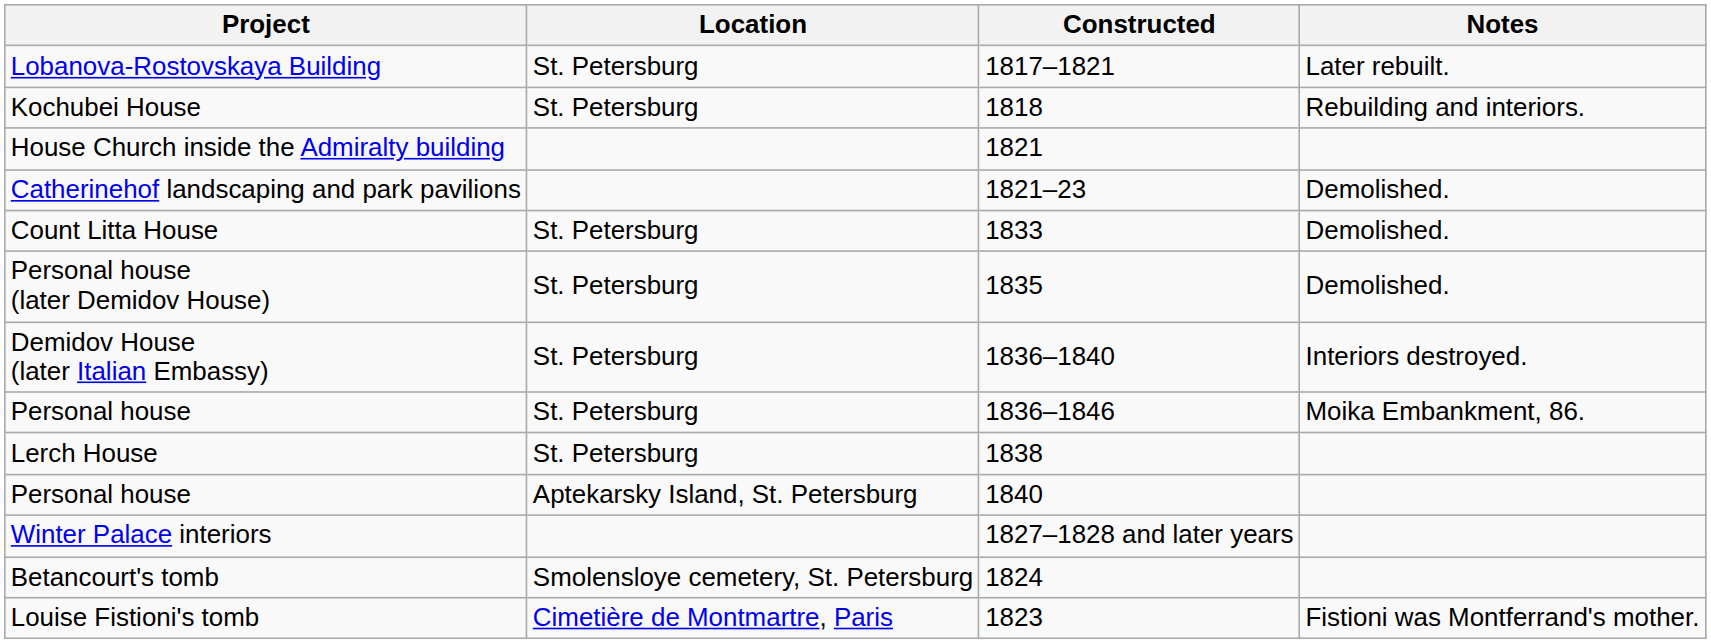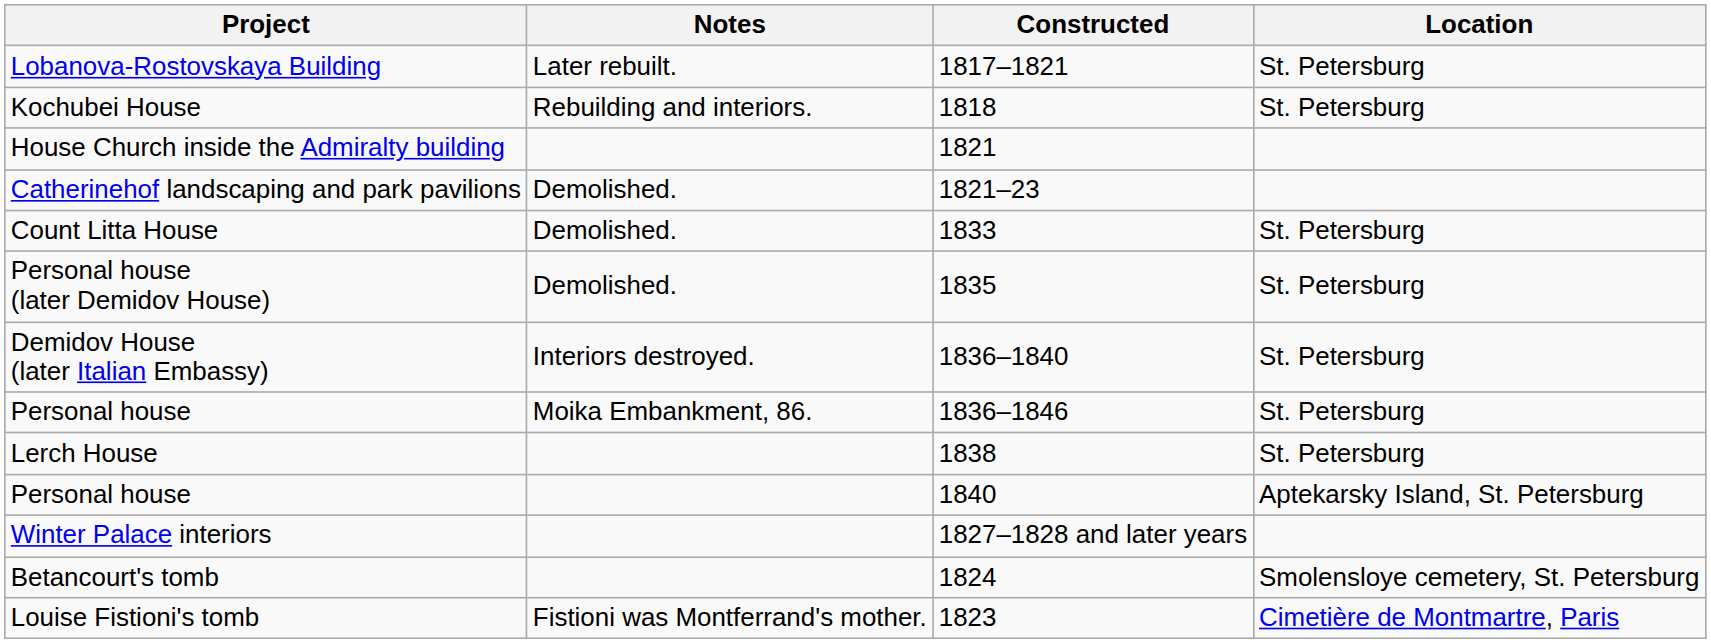columns swapped: (753, 25) <-> (1502, 25)
